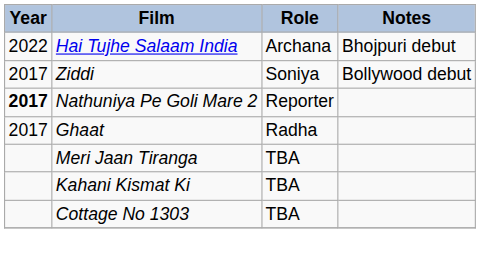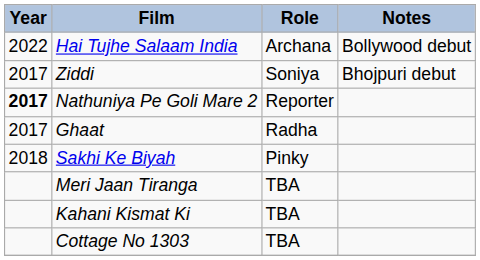(399, 46) Bhojpuri debut -> (407, 46) Bollywood debut
(407, 74) Bollywood debut -> (399, 74) Bhojpuri debut
+ row: (116, 158)
